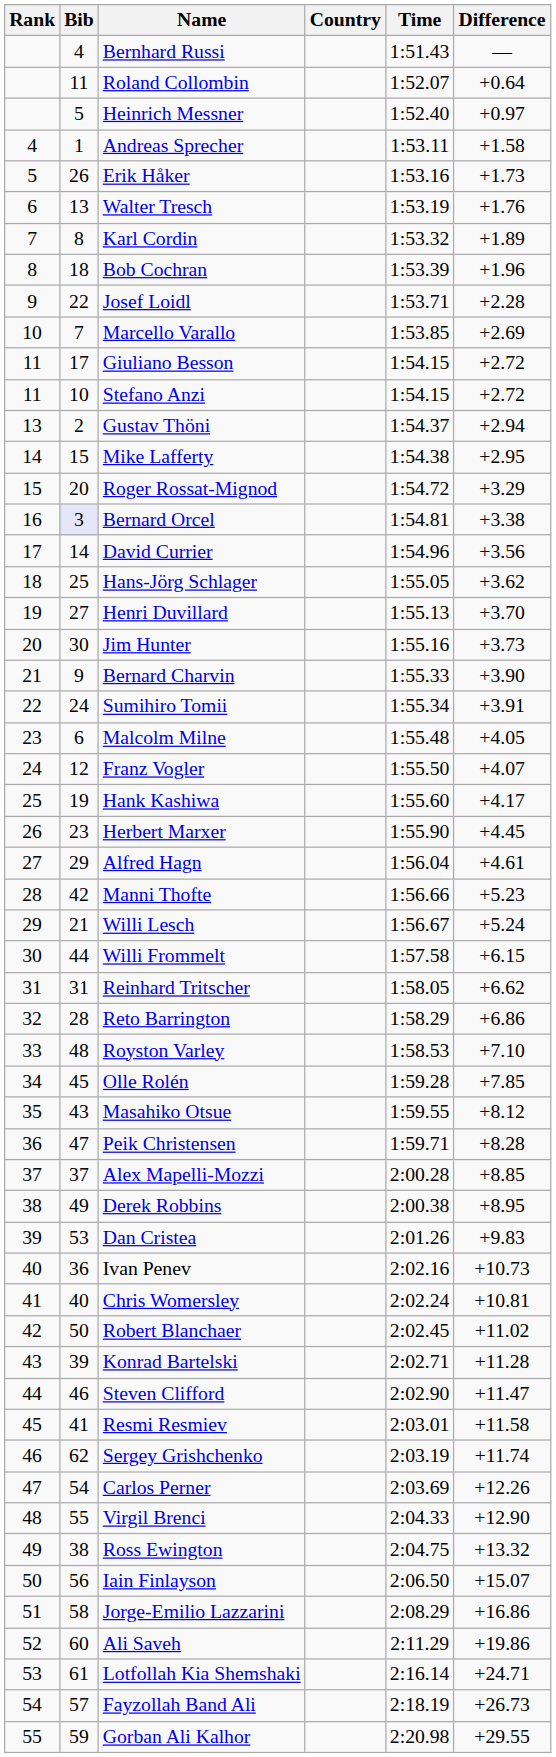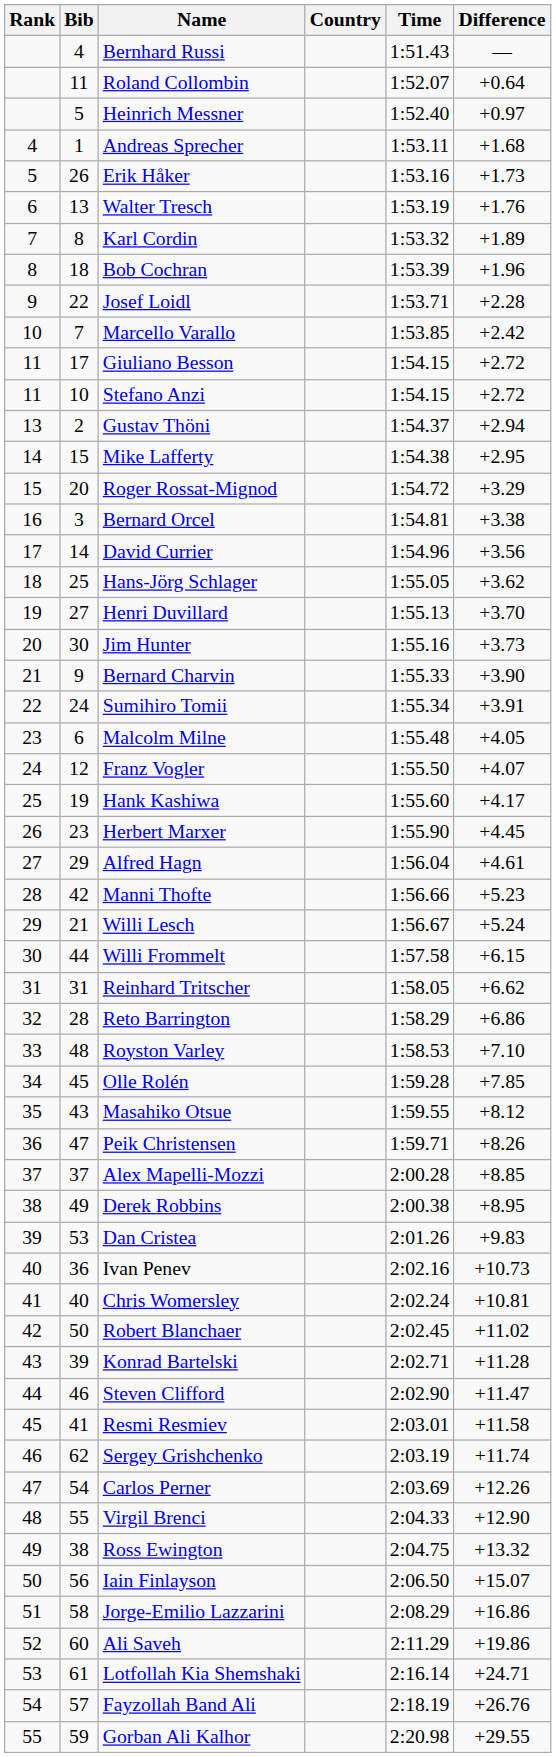(502, 144) +1.58 -> (502, 144) +1.68
(502, 332) +2.69 -> (502, 332) +2.42
(79, 519) lavender background -> (79, 519) no background
(502, 1143) +8.28 -> (502, 1143) +8.26
(502, 1705) +26.73 -> (502, 1705) +26.76
